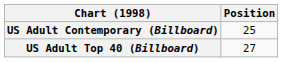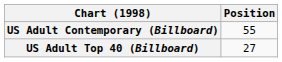(250, 30) 25 -> (250, 30) 55
